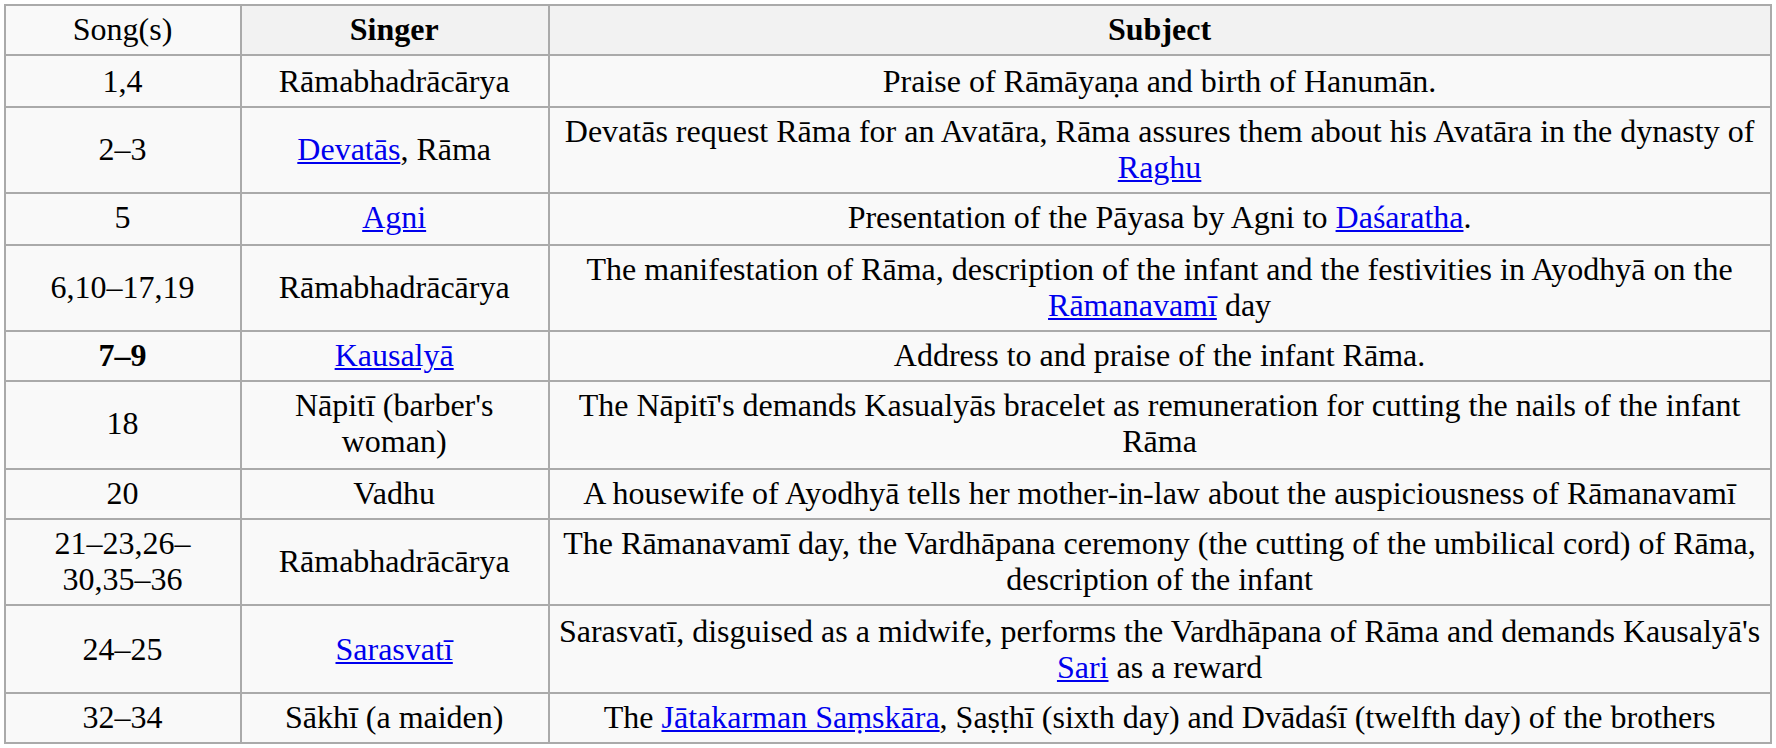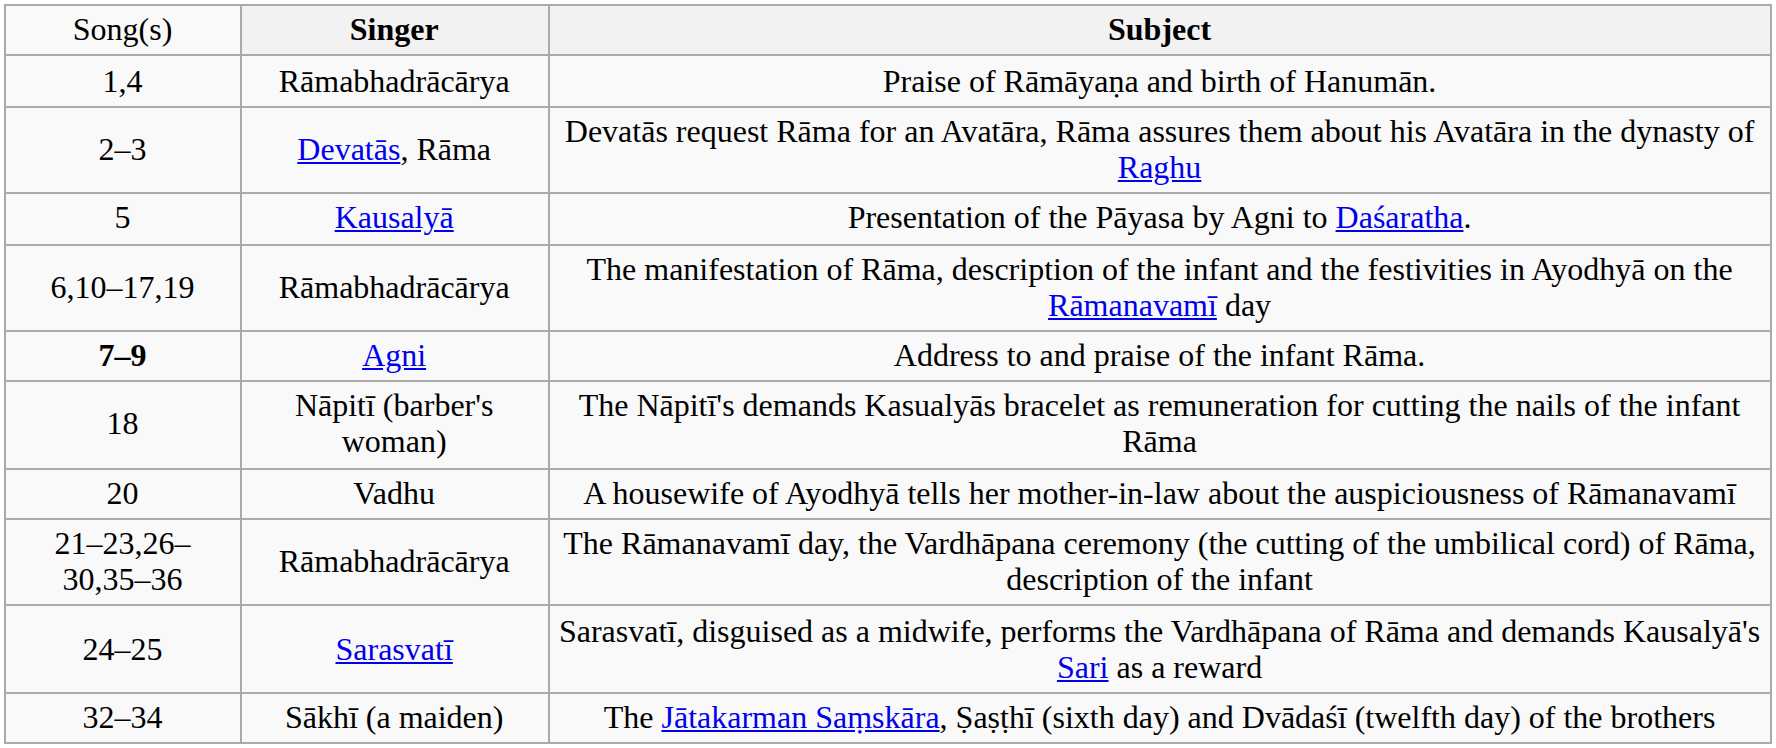(394, 218) Agni -> (394, 218) Kausalyā
(394, 355) Kausalyā -> (394, 355) Agni
